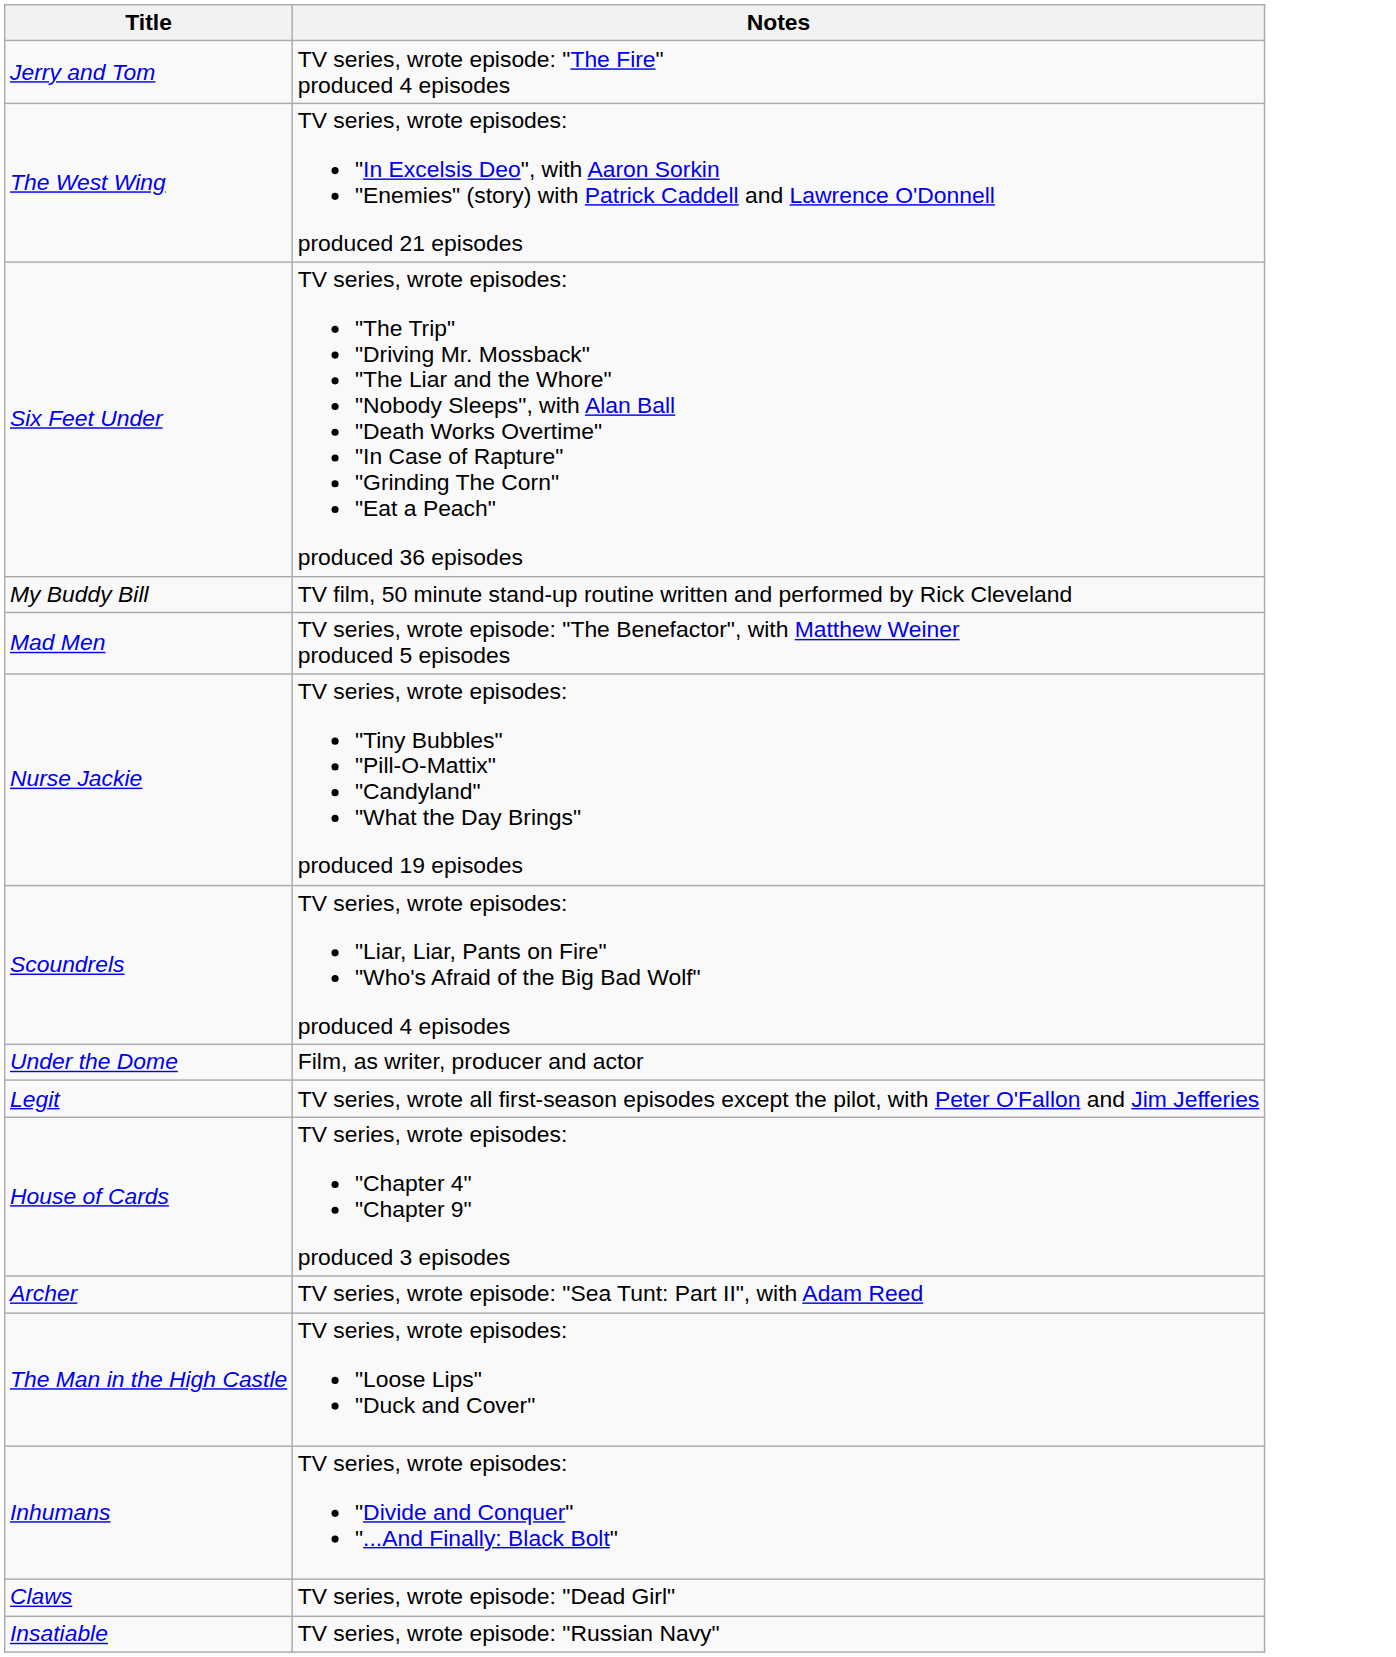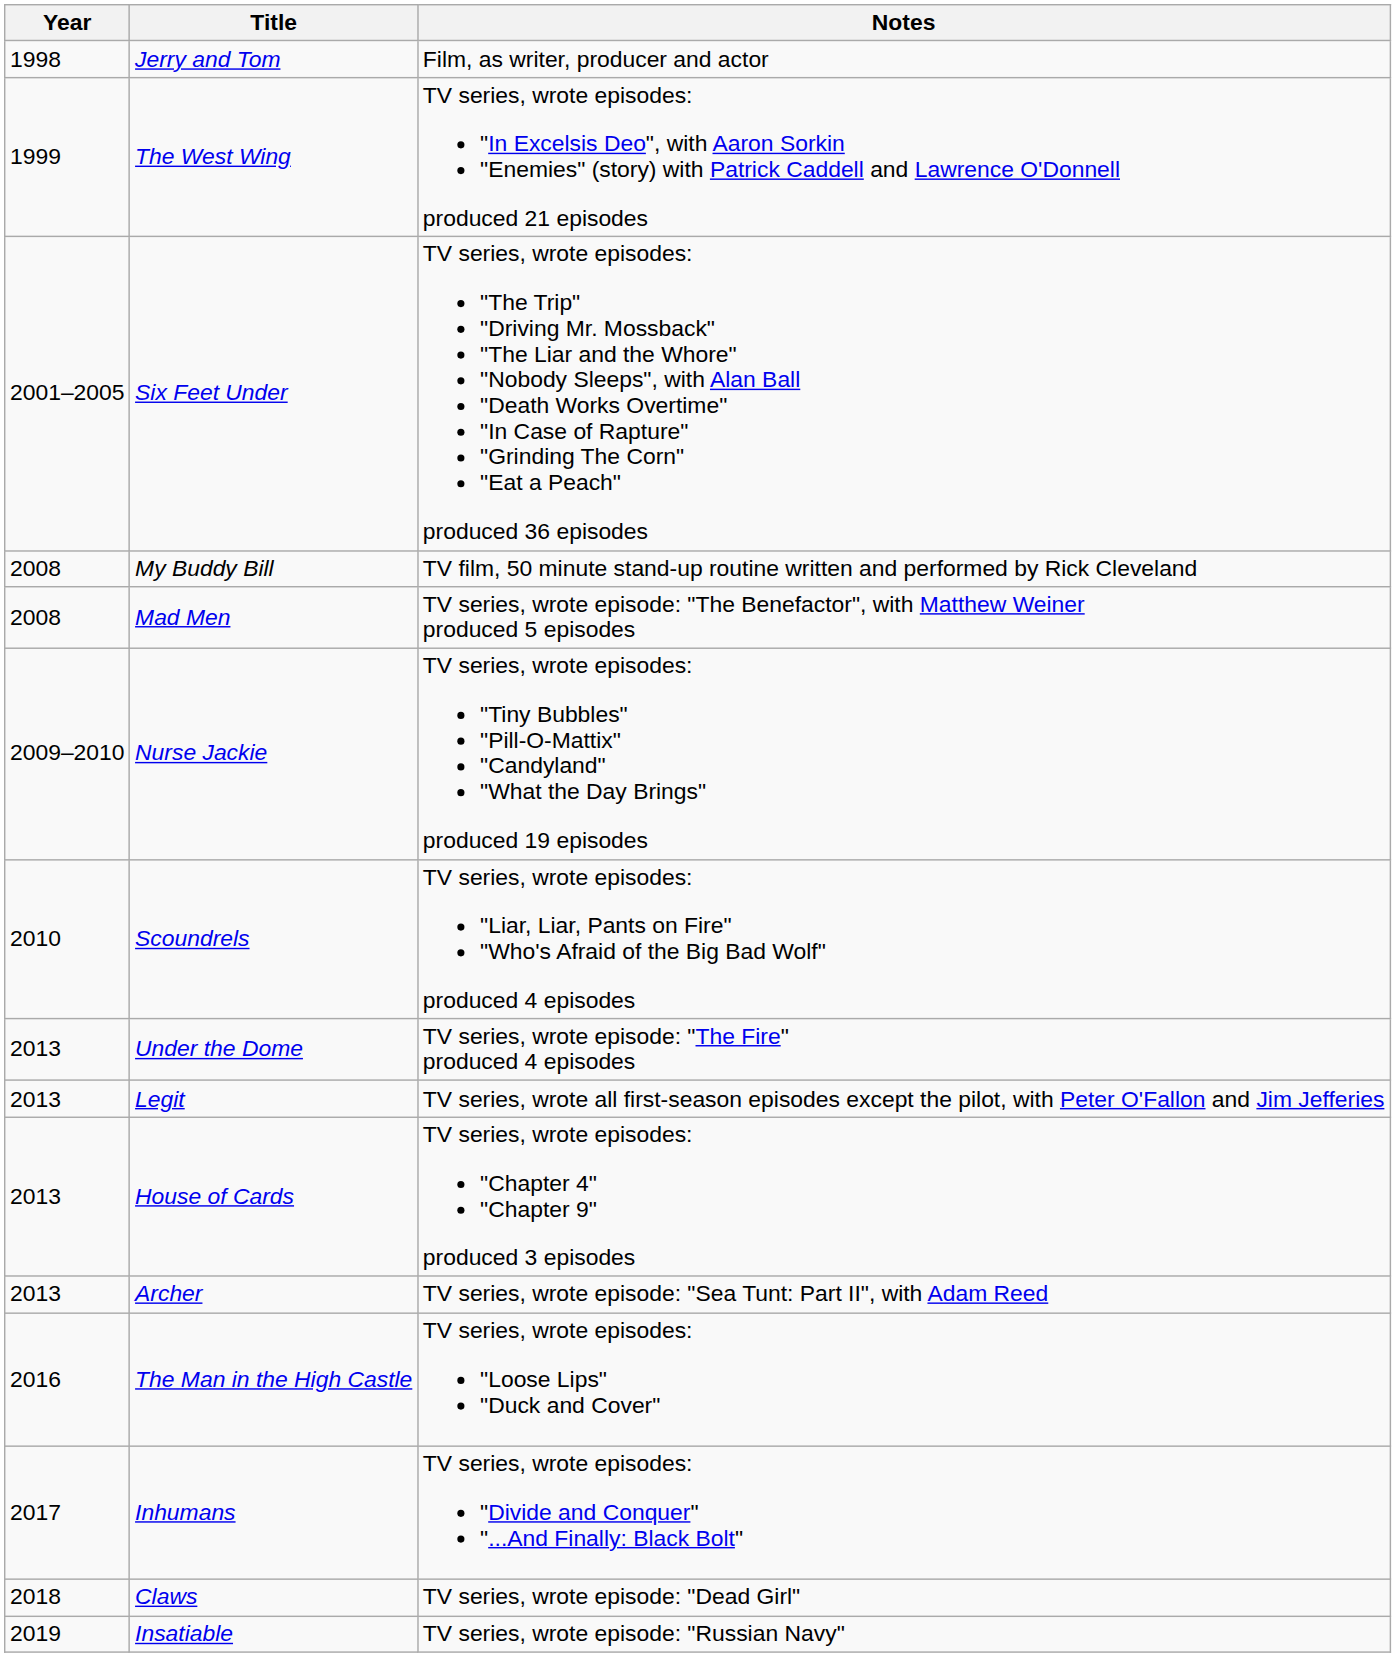+ column: (67, 22)
(481, 71) TV series, wrote episode: "The Fire" produced 4 episodes -> (596, 58) Film, as writer, producer and actor
(471, 1062) Film, as writer, producer and actor -> (606, 1049) TV series, wrote episode: "The Fire" produced 4 episodes
